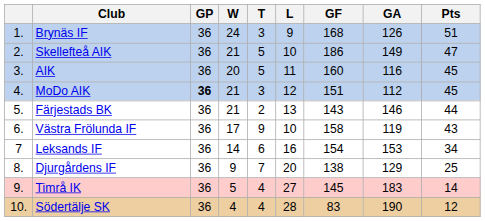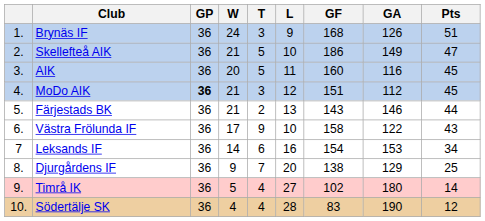(392, 129) 119 -> (392, 129) 122
(333, 187) 145 -> (333, 187) 102
(392, 187) 183 -> (392, 187) 180
